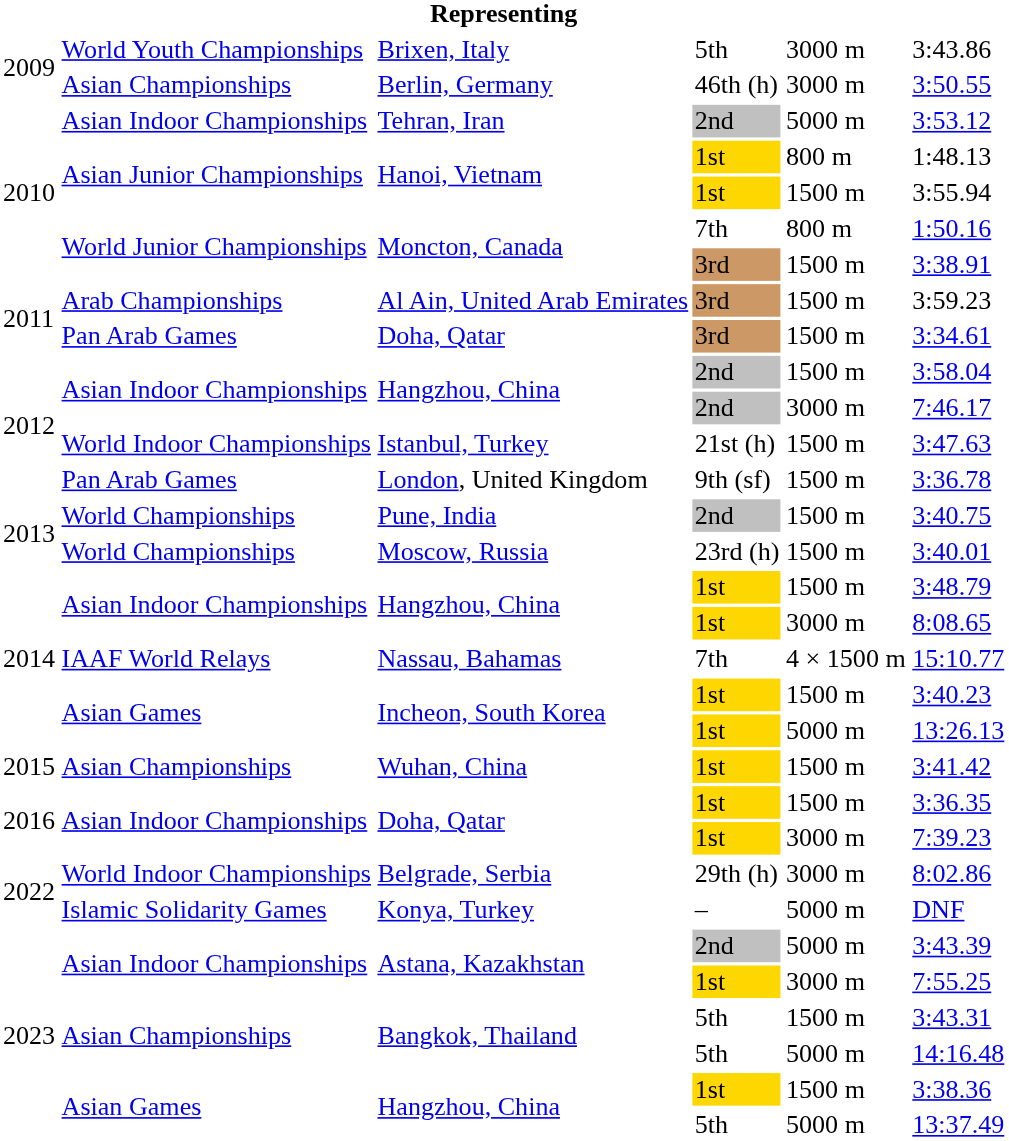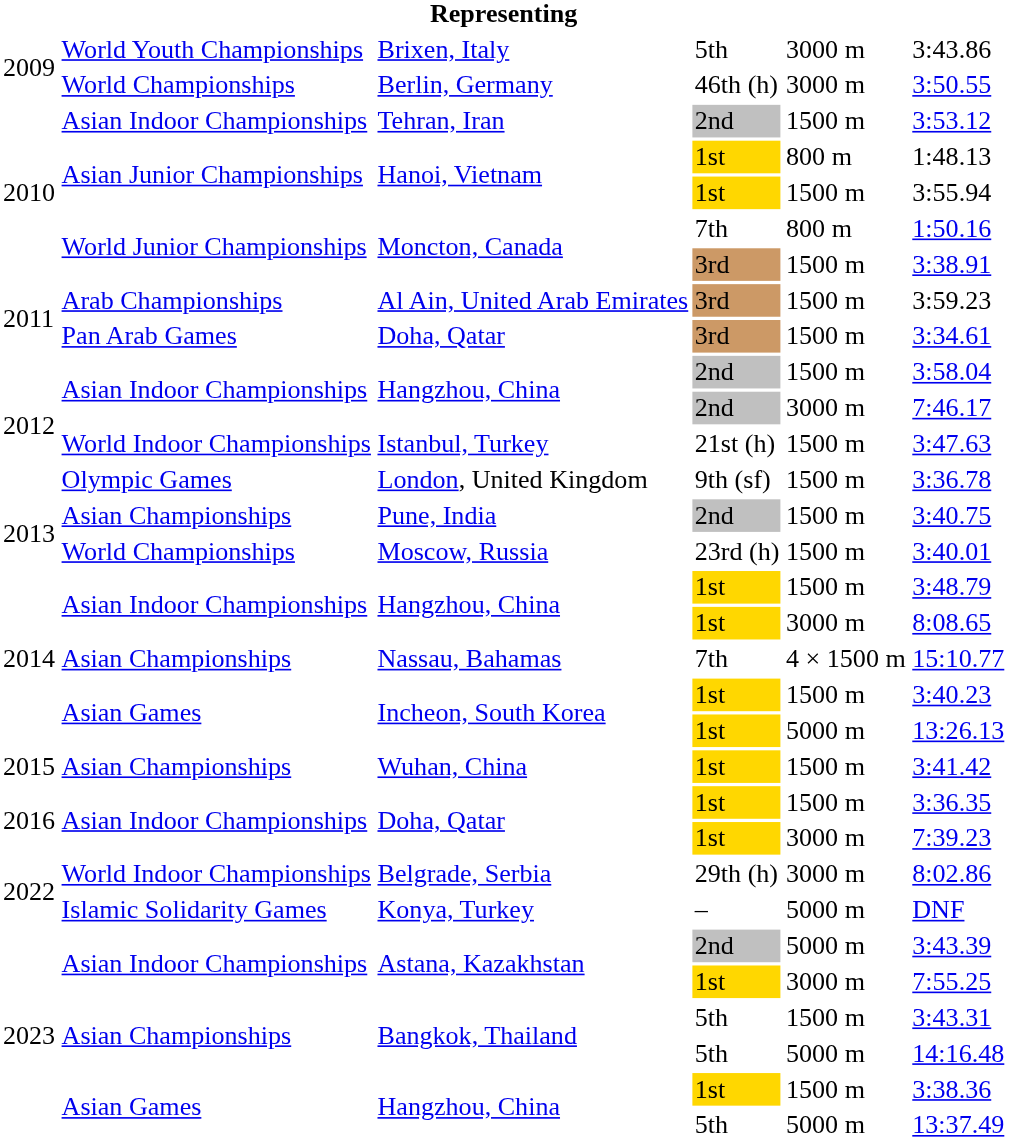(176, 84) Asian Championships -> (178, 84) World Championships
(825, 120) 5000 m -> (825, 120) 1500 m
(149, 479) Pan Arab Games -> (147, 479) Olympic Games
(178, 515) World Championships -> (176, 515) Asian Championships
(166, 658) IAAF World Relays -> (176, 658) Asian Championships
